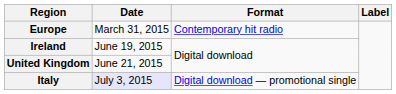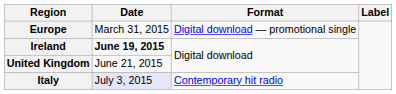(228, 30) Contemporary hit radio -> (265, 30) Digital download — promotional single
(128, 47) normal -> (129, 47) bold
(265, 81) Digital download — promotional single -> (228, 81) Contemporary hit radio
